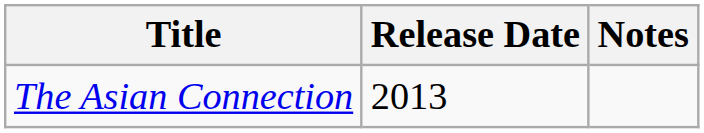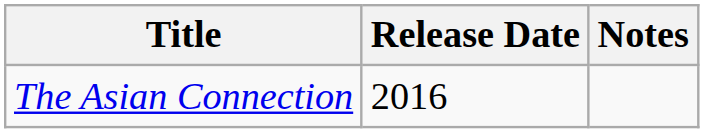(409, 95) 2013 -> (409, 95) 2016
